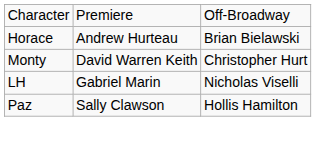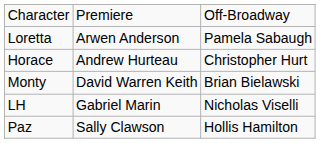+ row: (30, 37)
(252, 37) Brian Bielawski -> (256, 60) Christopher Hurt
(256, 60) Christopher Hurt -> (252, 82) Brian Bielawski
